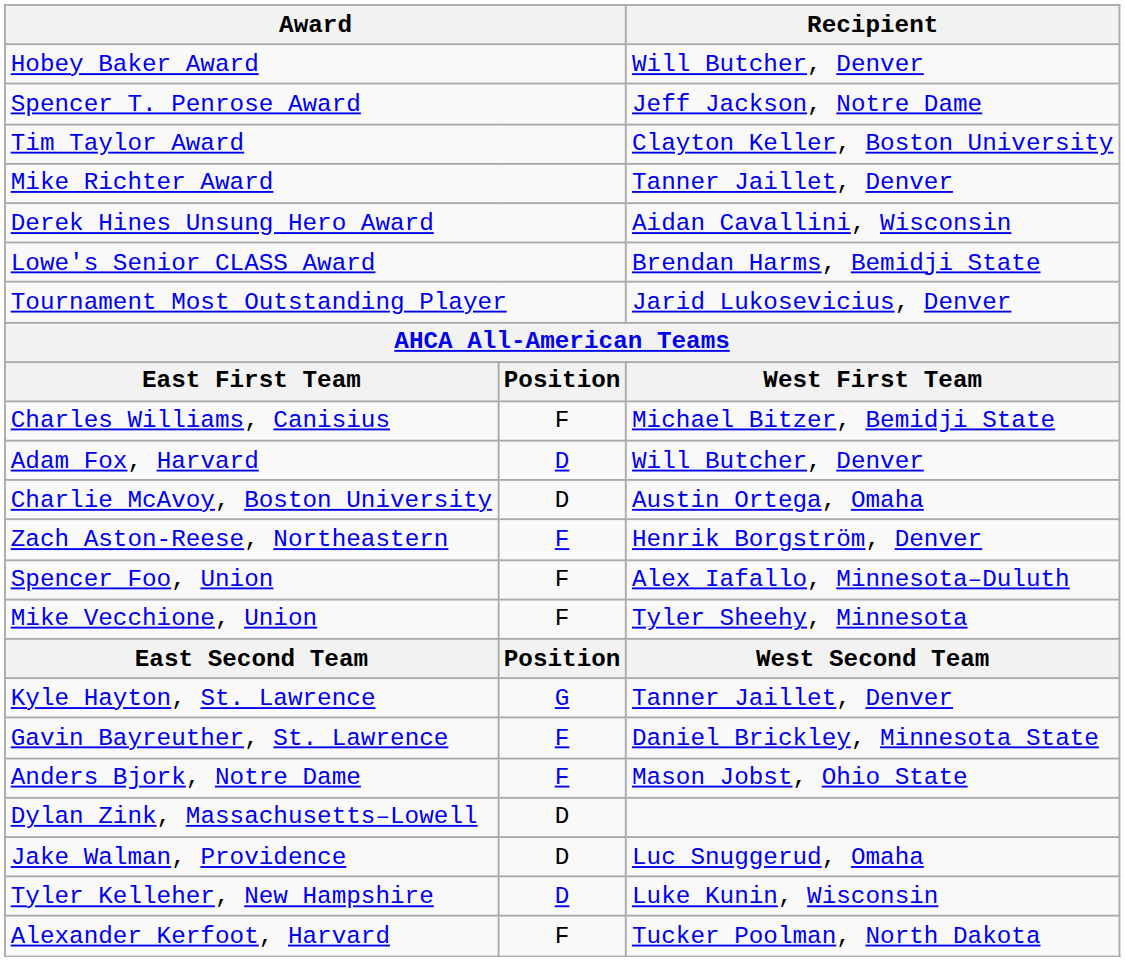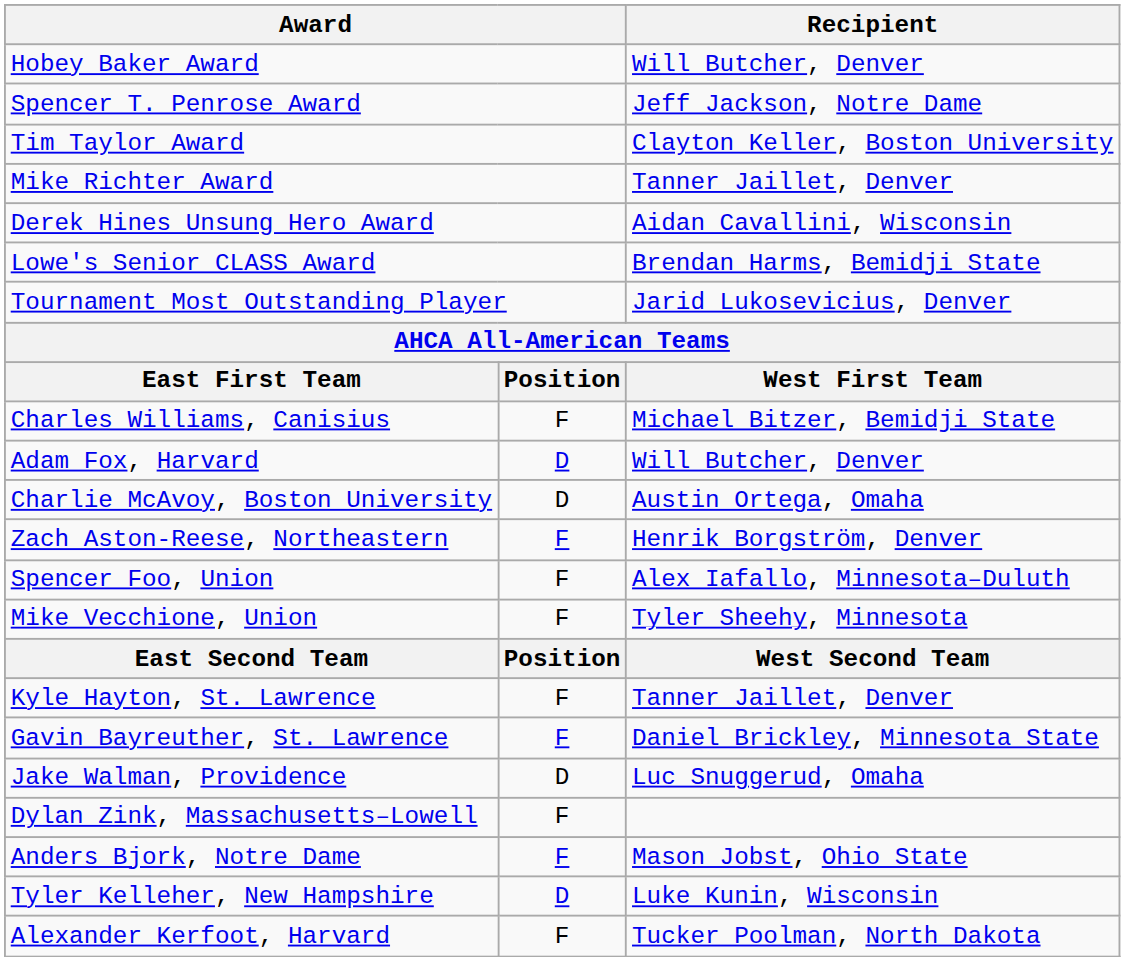(562, 698) G -> (562, 698) F
rows swapped: (179, 857) <-> (186, 778)
(562, 817) D -> (562, 817) F
